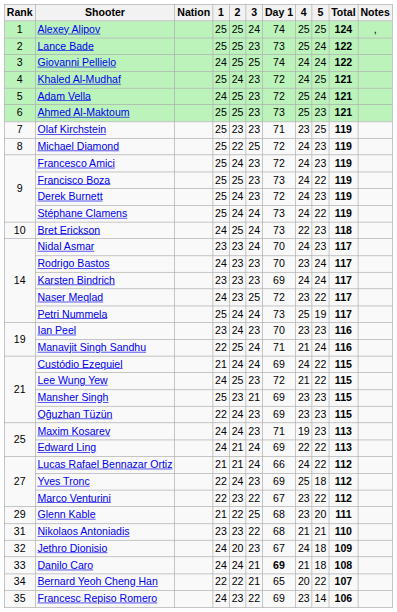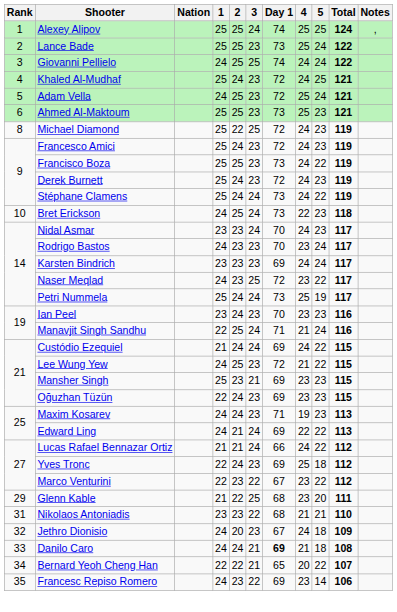- row: (72, 130)
